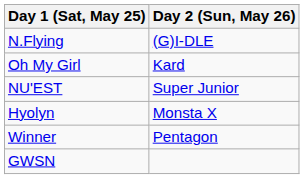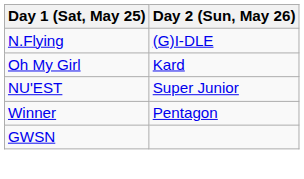- row: (31, 112)
